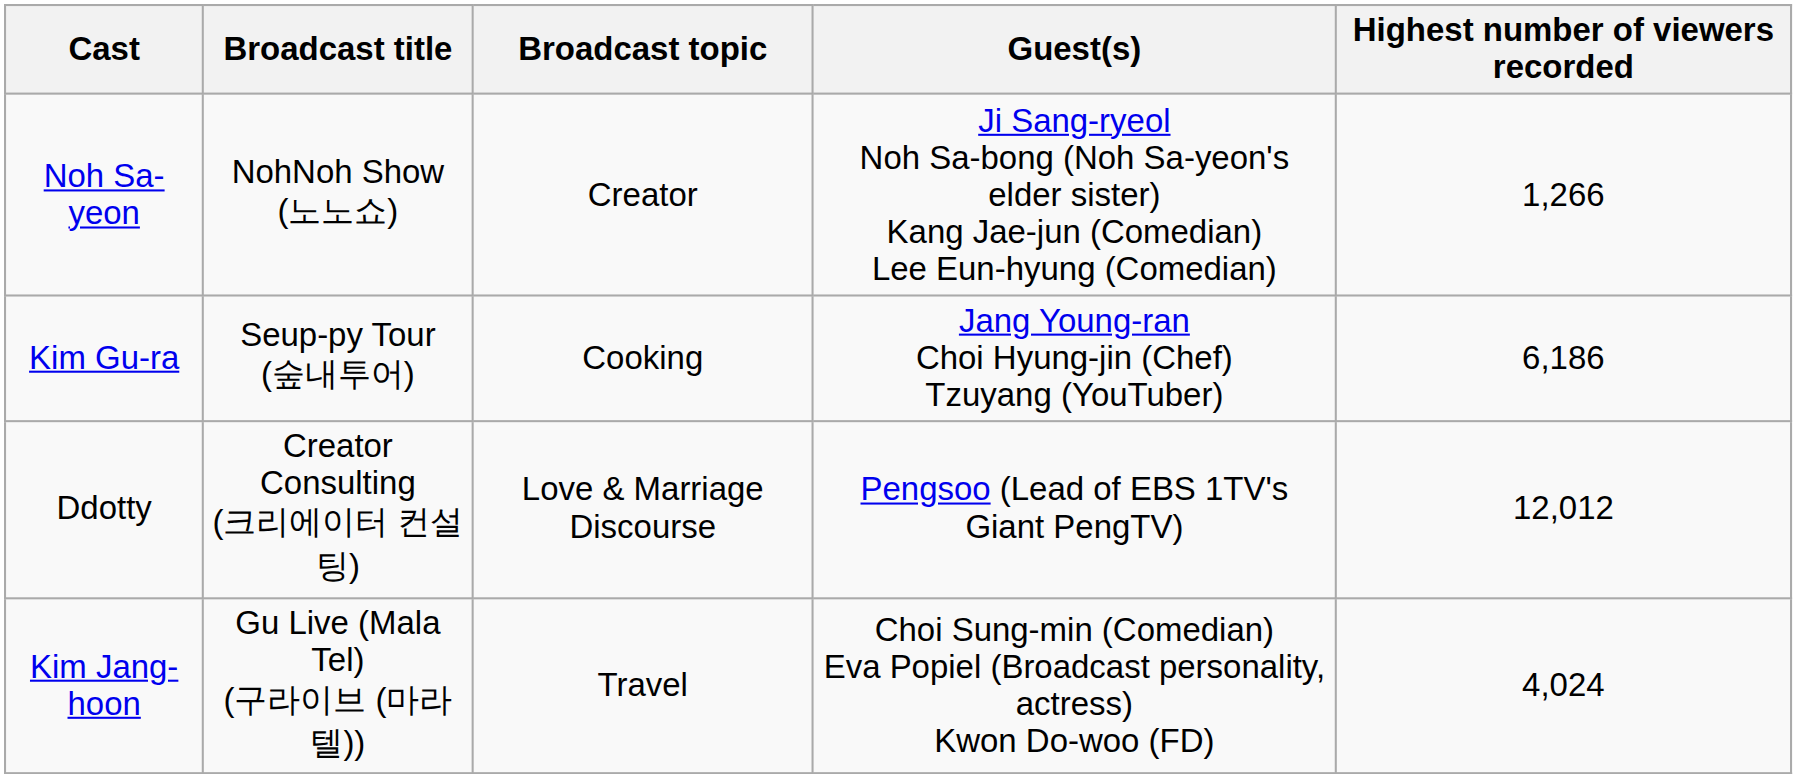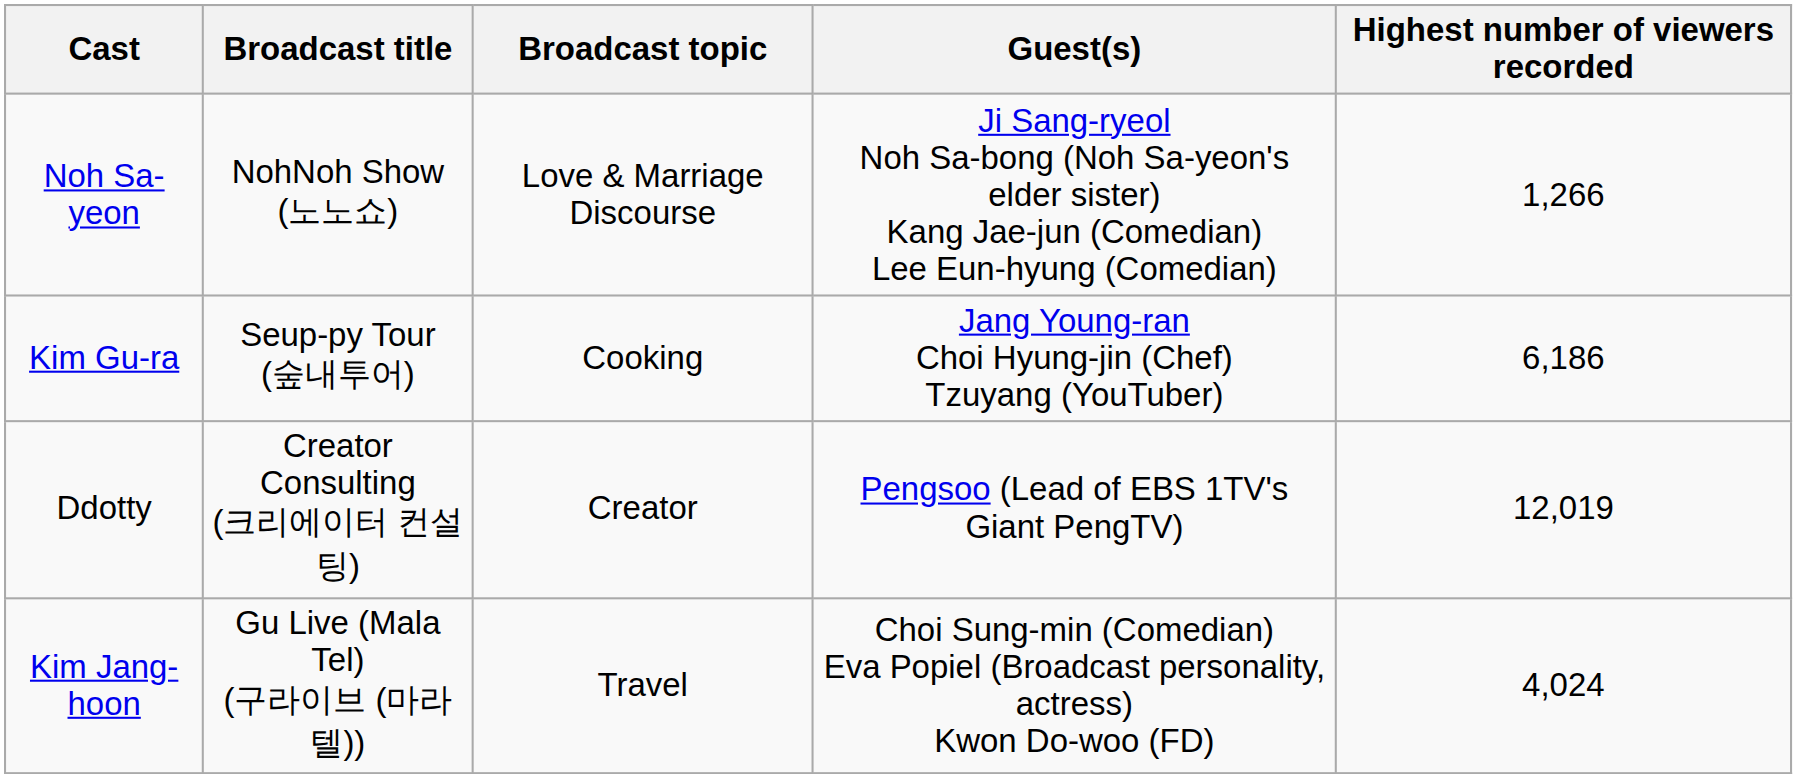(643, 194) Creator -> (643, 194) Love & Marriage Discourse
(643, 508) Love & Marriage Discourse -> (643, 508) Creator
(1563, 508) 12,012 -> (1563, 508) 12,019
